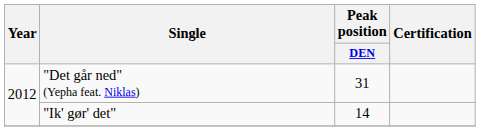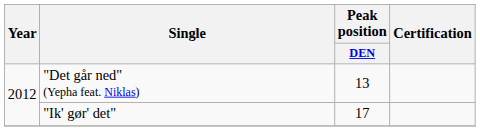(362, 83) 31 -> (362, 83) 13
(362, 114) 14 -> (362, 114) 17
